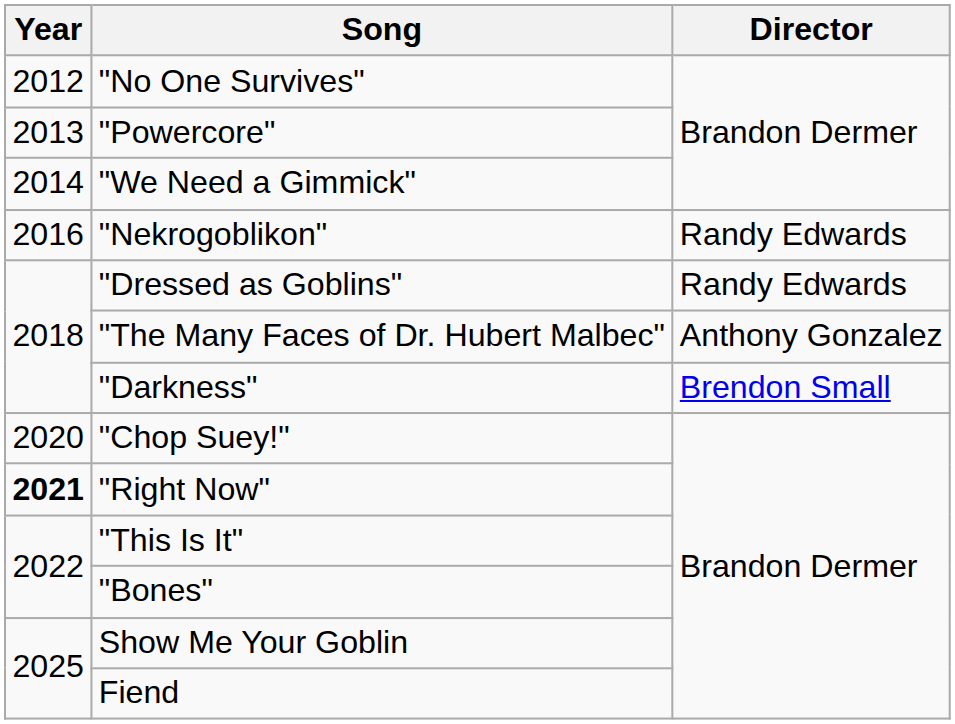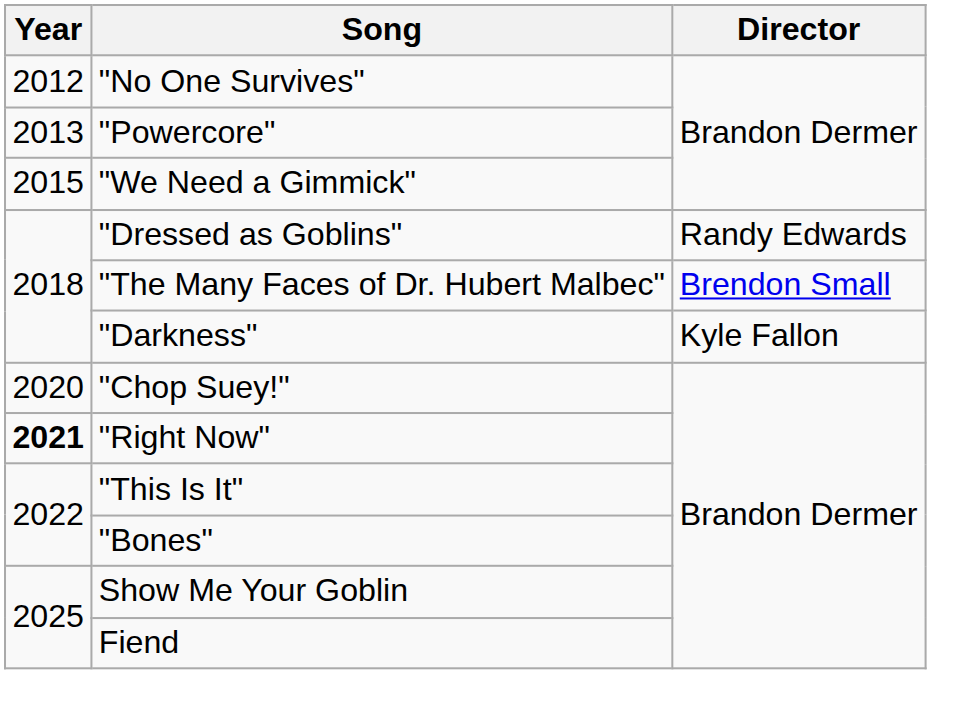(48, 183) 2014 -> (48, 183) 2015
- row: (213, 234)
(811, 336) Anthony Gonzalez -> (785, 285) Brendon Small
(785, 387) Brendon Small -> (759, 336) Kyle Fallon
